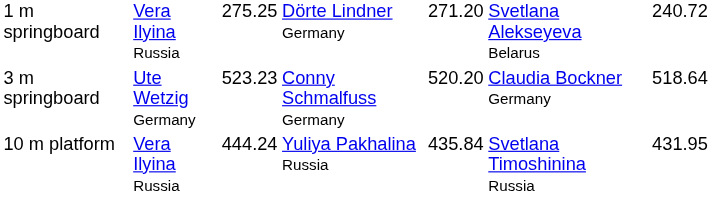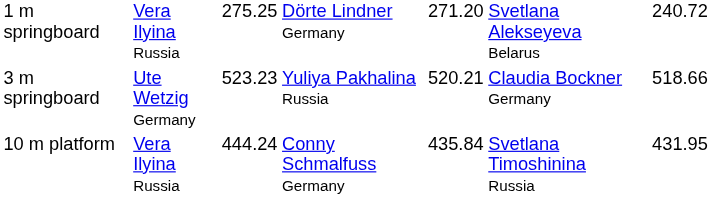(329, 98) Conny Schmalfuss Germany -> (349, 87) Yuliya Pakhalina Russia
(456, 77) 520.20 -> (456, 77) 520.21
(680, 77) 518.64 -> (680, 77) 518.66
(349, 154) Yuliya Pakhalina Russia -> (329, 164) Conny Schmalfuss Germany
